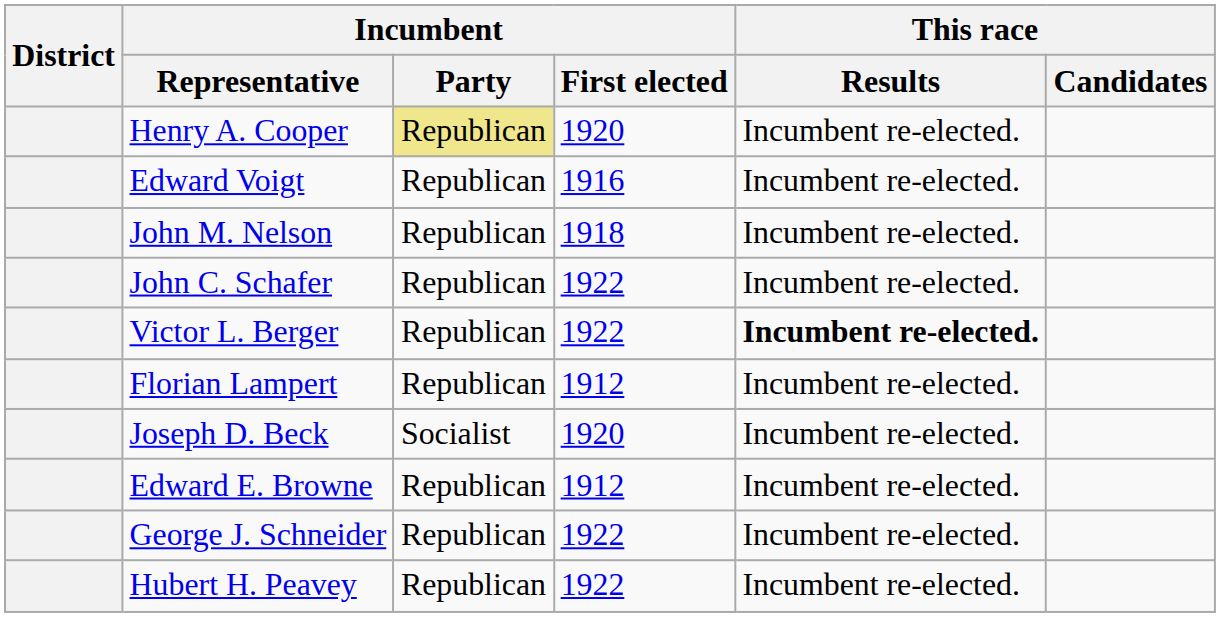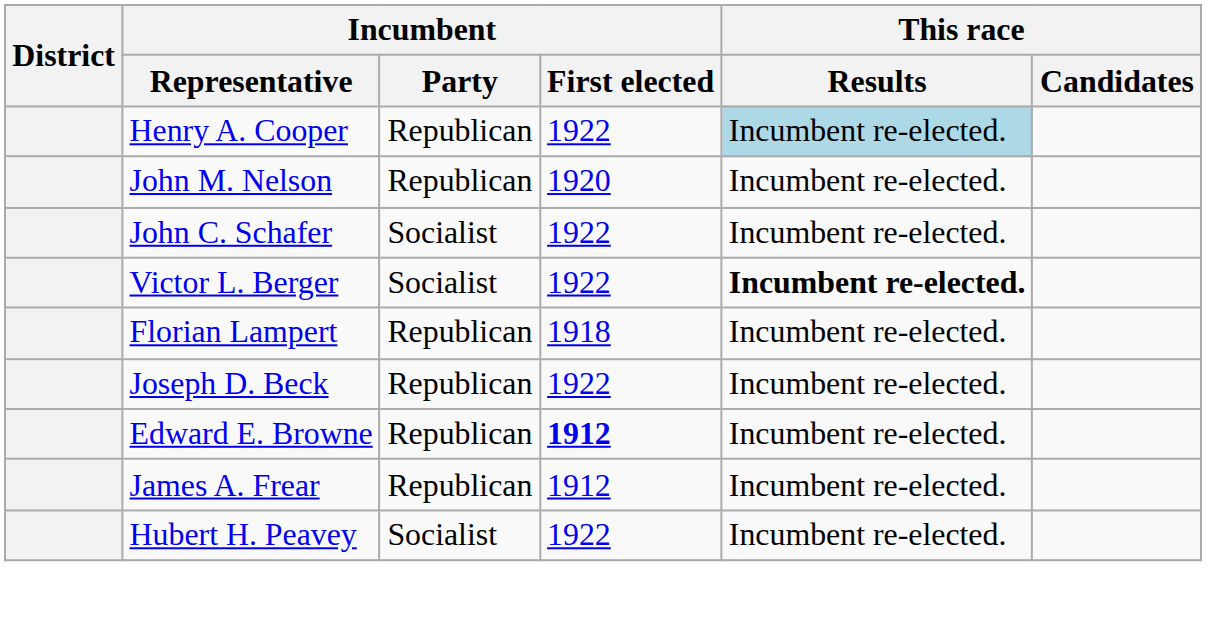(473, 130) khaki background -> (460, 130) no background
(592, 130) 1920 -> (579, 130) 1922
(881, 130) no background -> (868, 130) lightblue background
- row: (217, 181)
(592, 231) 1918 -> (579, 181) 1920
(473, 282) Republican -> (442, 231) Socialist
(473, 332) Republican -> (442, 282) Socialist
(592, 383) 1912 -> (579, 332) 1918
(456, 433) Socialist -> (460, 383) Republican
(592, 433) 1920 -> (579, 383) 1922
(592, 484) normal -> (579, 433) bold
- row: (258, 534)
+ row: (225, 484)
(473, 585) Republican -> (442, 534) Socialist
